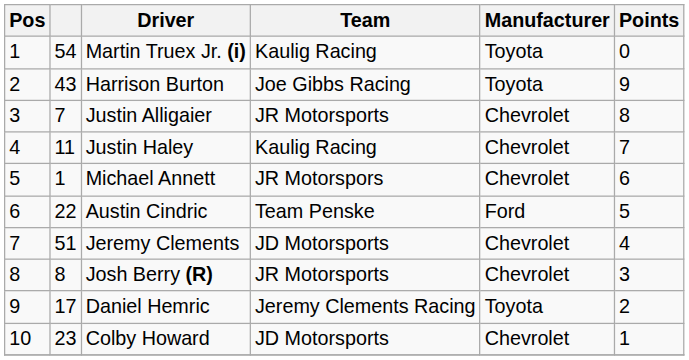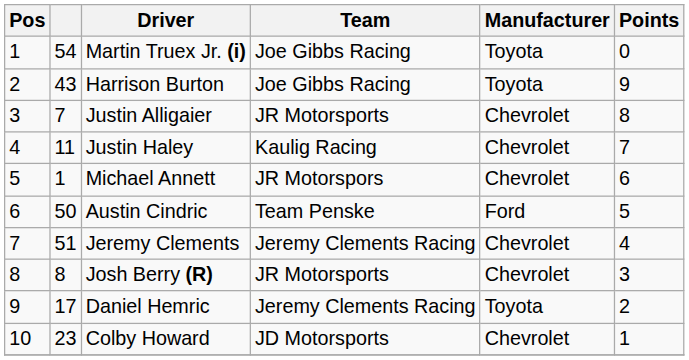(316, 51) Kaulig Racing -> (333, 51) Joe Gibbs Racing
(66, 210) 22 -> (66, 210) 50
(322, 242) JD Motorsports -> (365, 242) Jeremy Clements Racing
